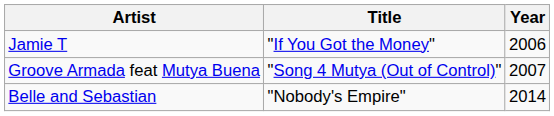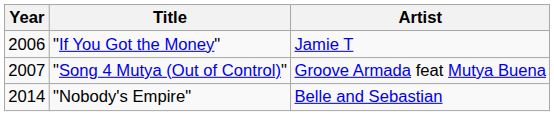columns swapped: (528, 17) <-> (134, 17)
